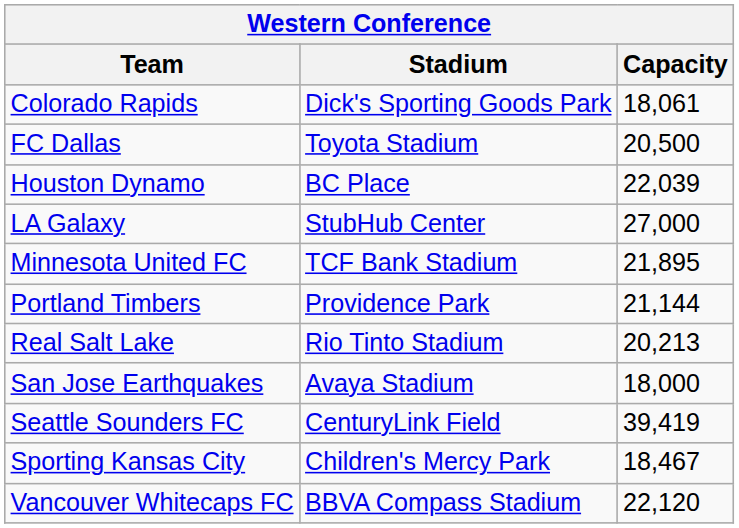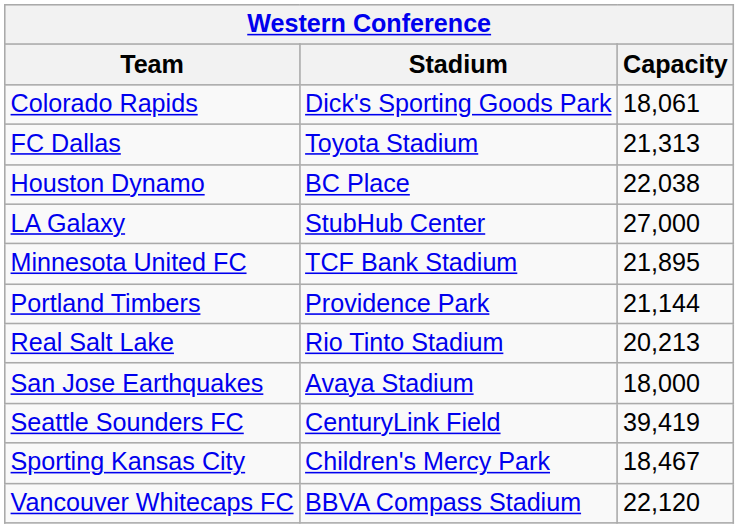(661, 143) 20,500 -> (661, 143) 21,313
(661, 183) 22,039 -> (661, 183) 22,038
